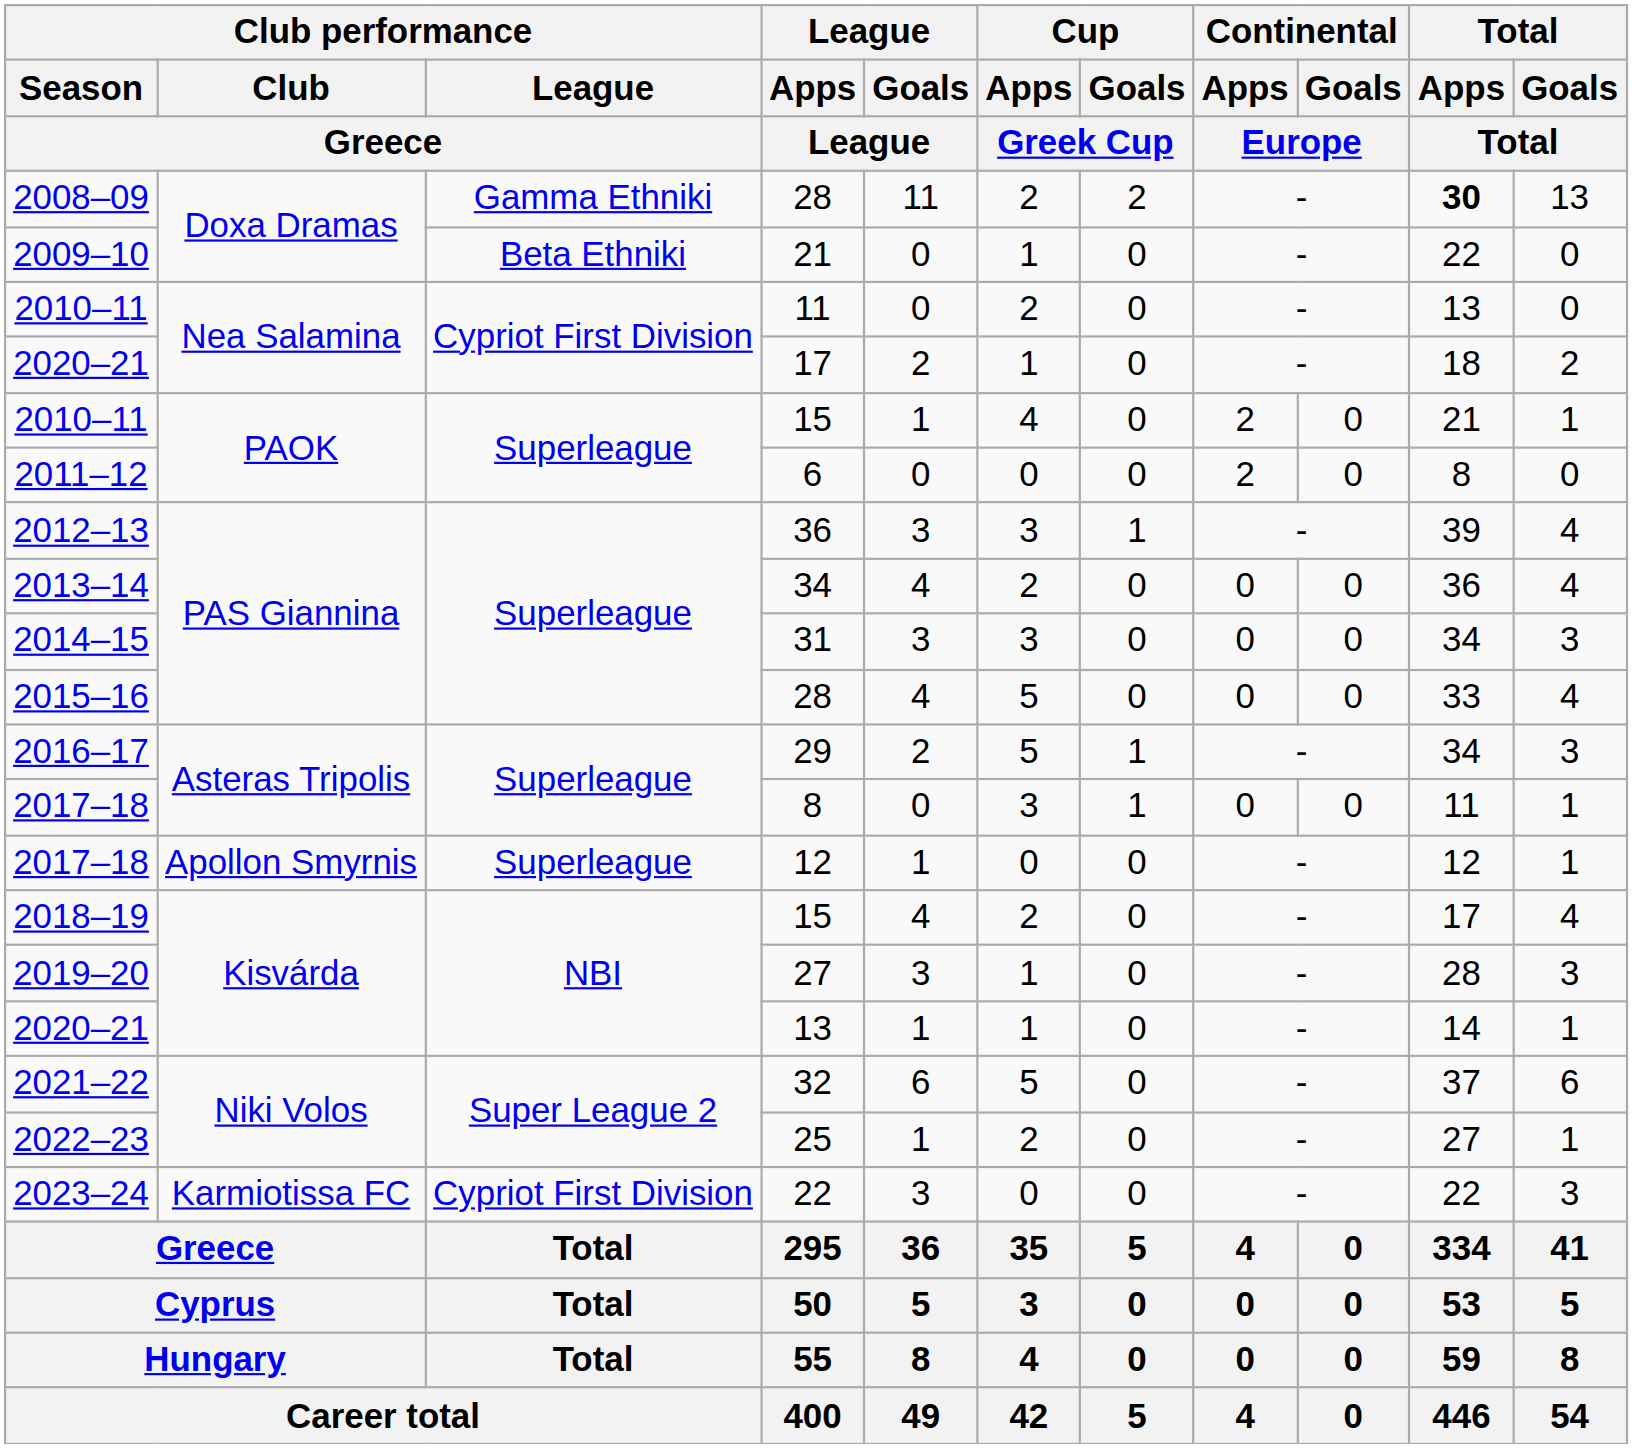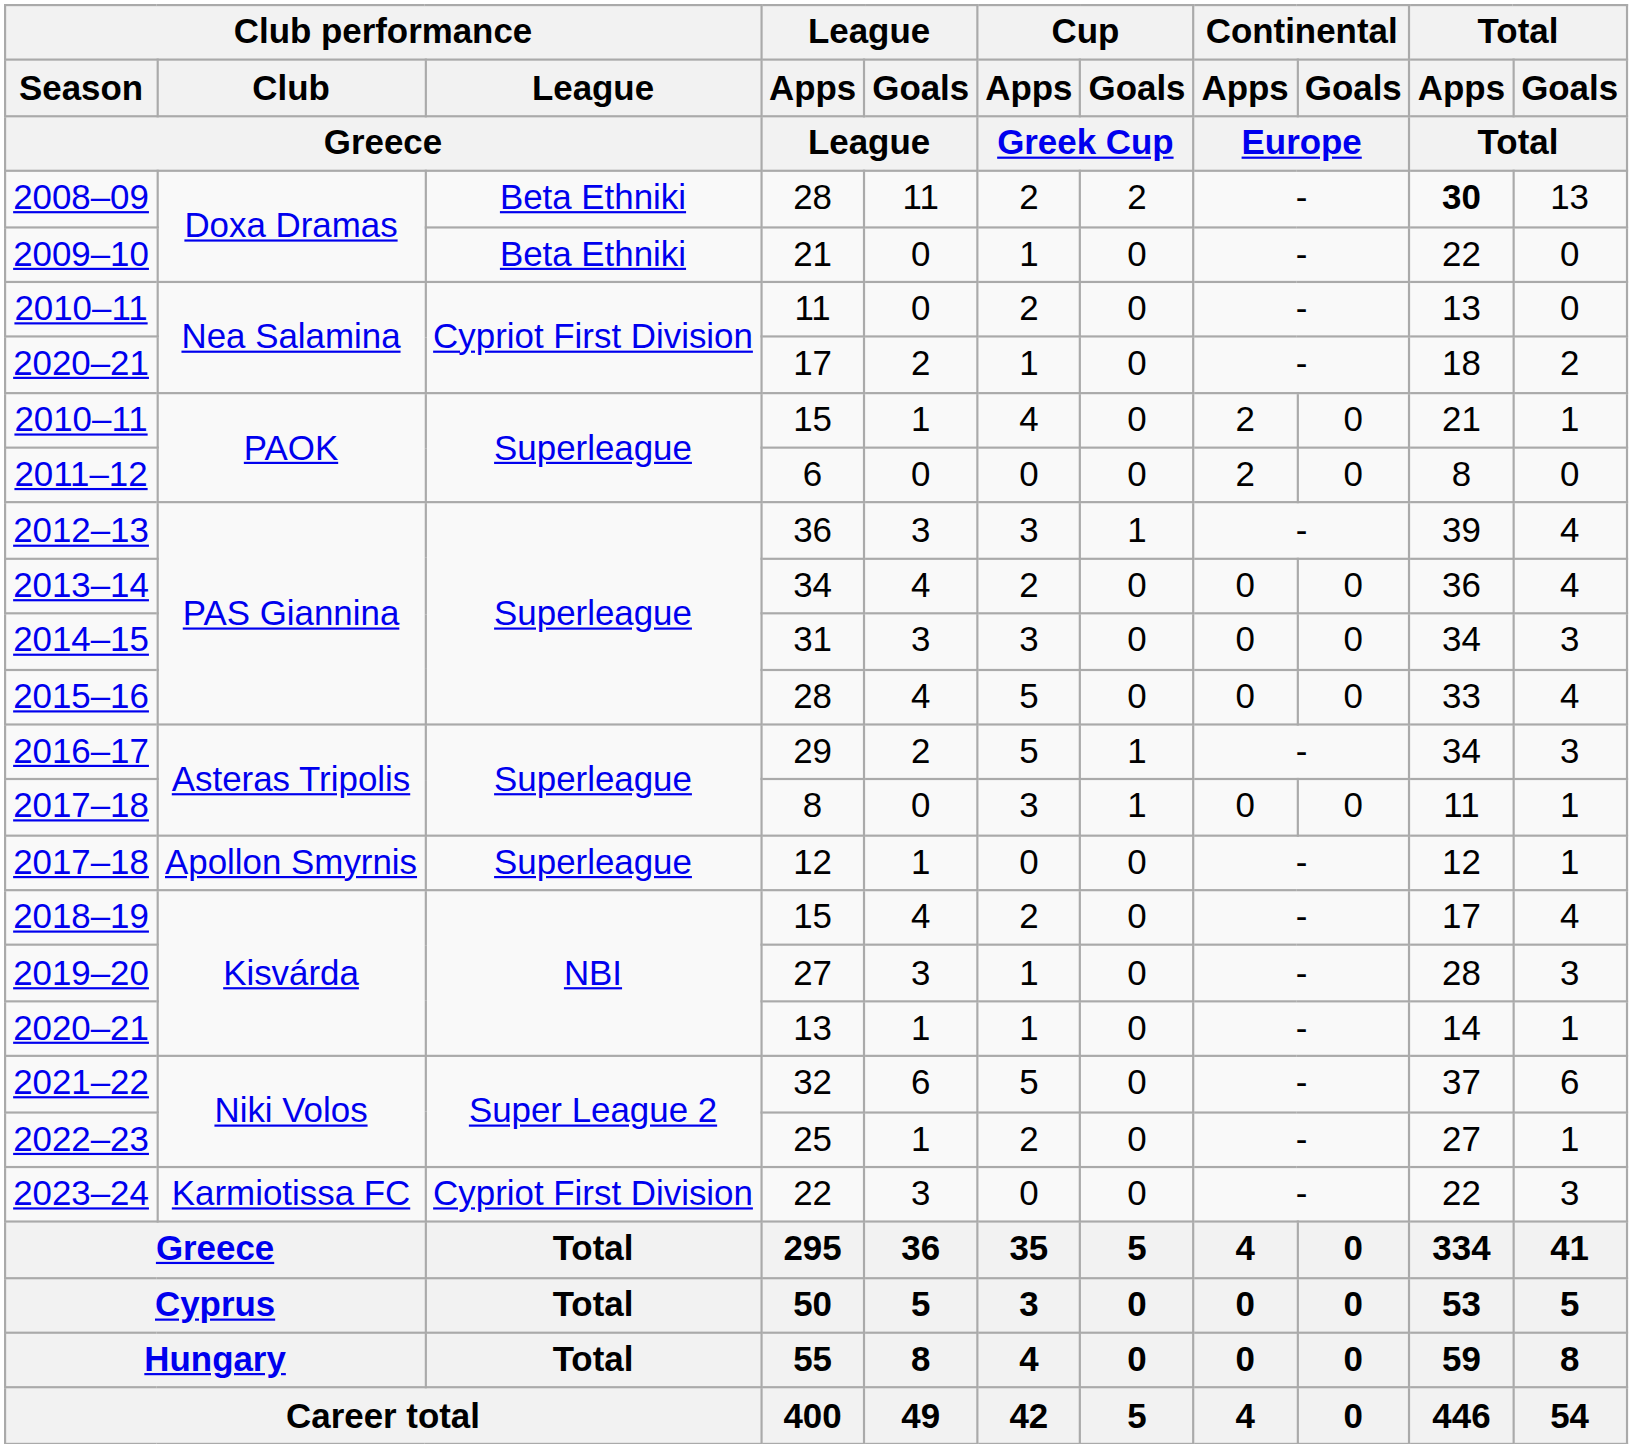(593, 198) Gamma Ethniki -> (593, 198) Beta Ethniki
